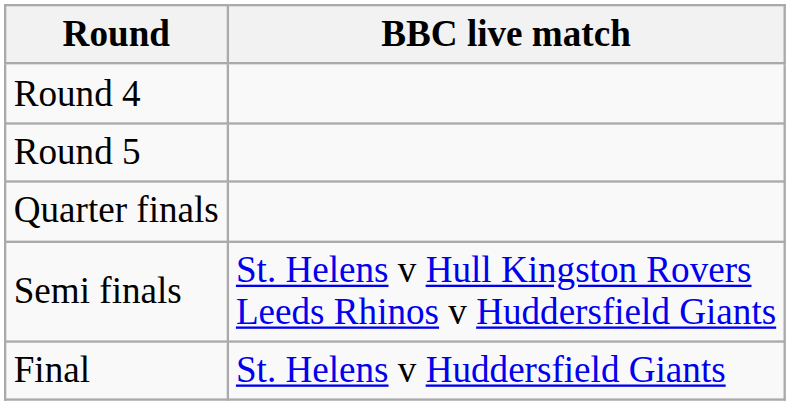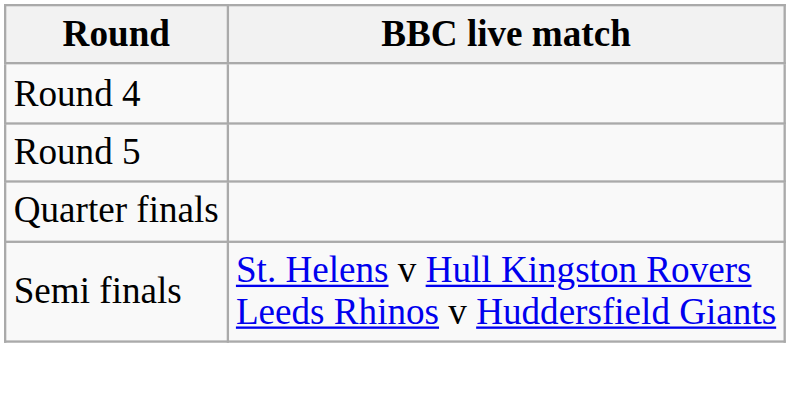- row: (52, 370)
